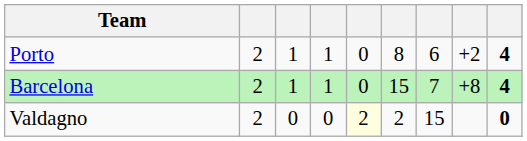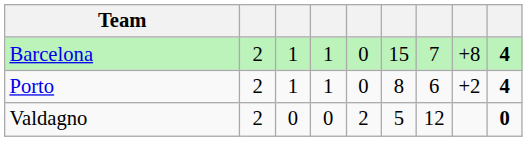rows swapped: (51, 86) <-> (32, 53)
(364, 119) lightyellow background -> (364, 119) no background
(399, 119) 2 -> (399, 119) 5
(434, 119) 15 -> (434, 119) 12
